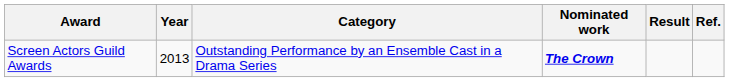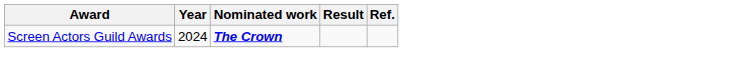- column: (367, 22)
(175, 58) 2013 -> (193, 36) 2024
